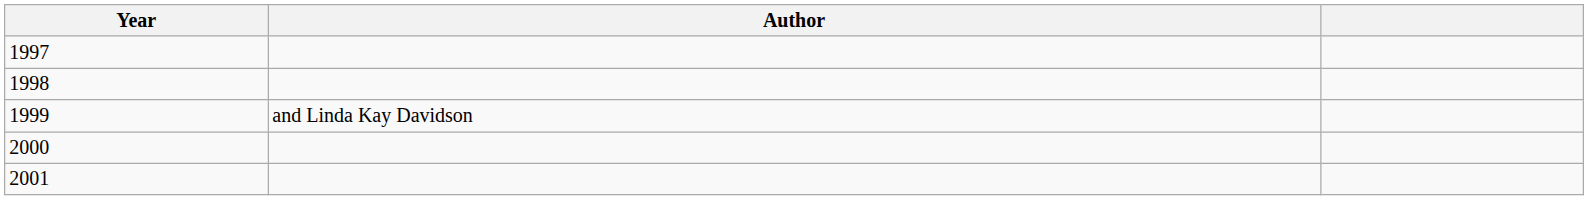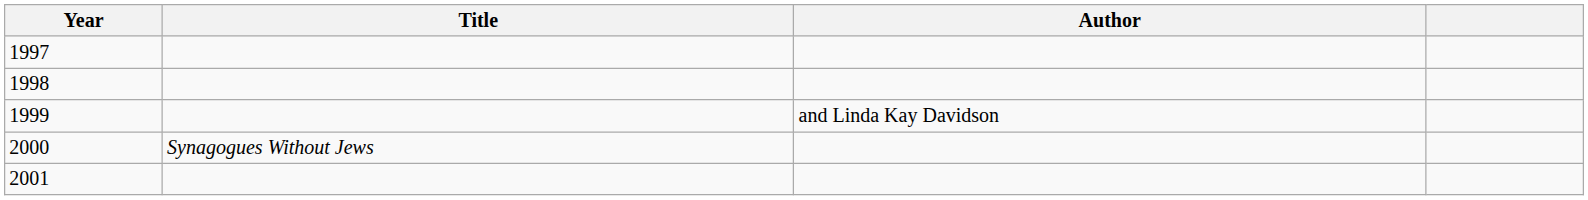+ column: (478, 20)
